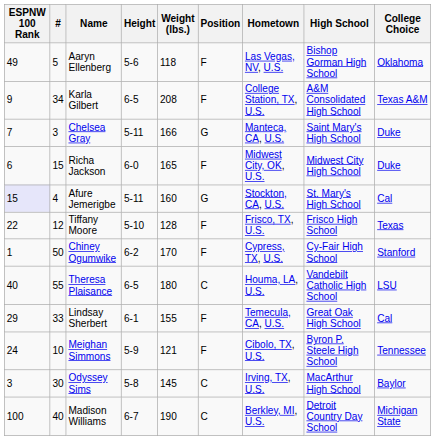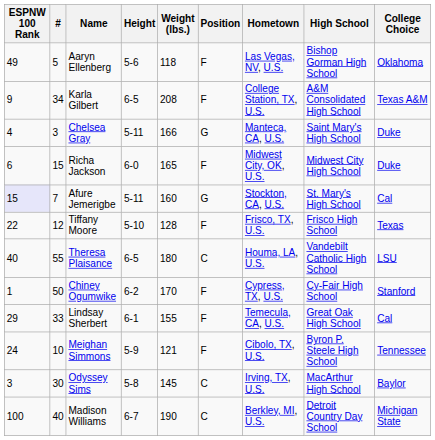(10, 133) 7 -> (10, 133) 4
(55, 199) 4 -> (55, 199) 7
rows swapped: (92, 253) <-> (90, 286)
